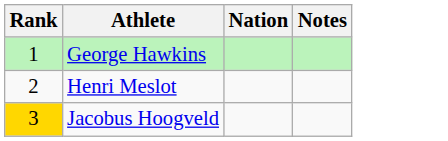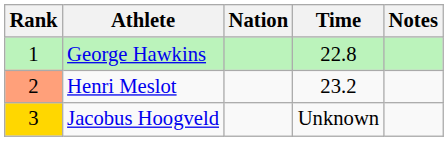+ column: (338, 20)
(33, 86) no background -> (33, 86) lightsalmon background
